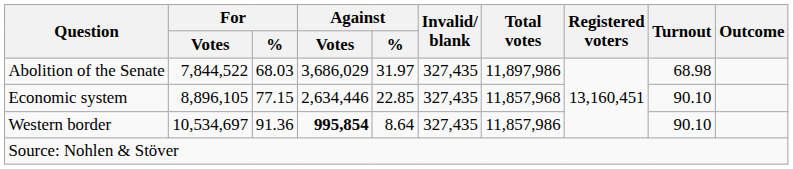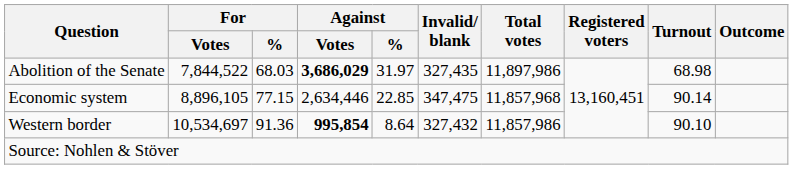(335, 71) normal -> (335, 71) bold
(451, 97) 327,435 -> (451, 97) 347,475
(693, 97) 90.10 -> (693, 97) 90.14
(451, 124) 327,435 -> (451, 124) 327,432
